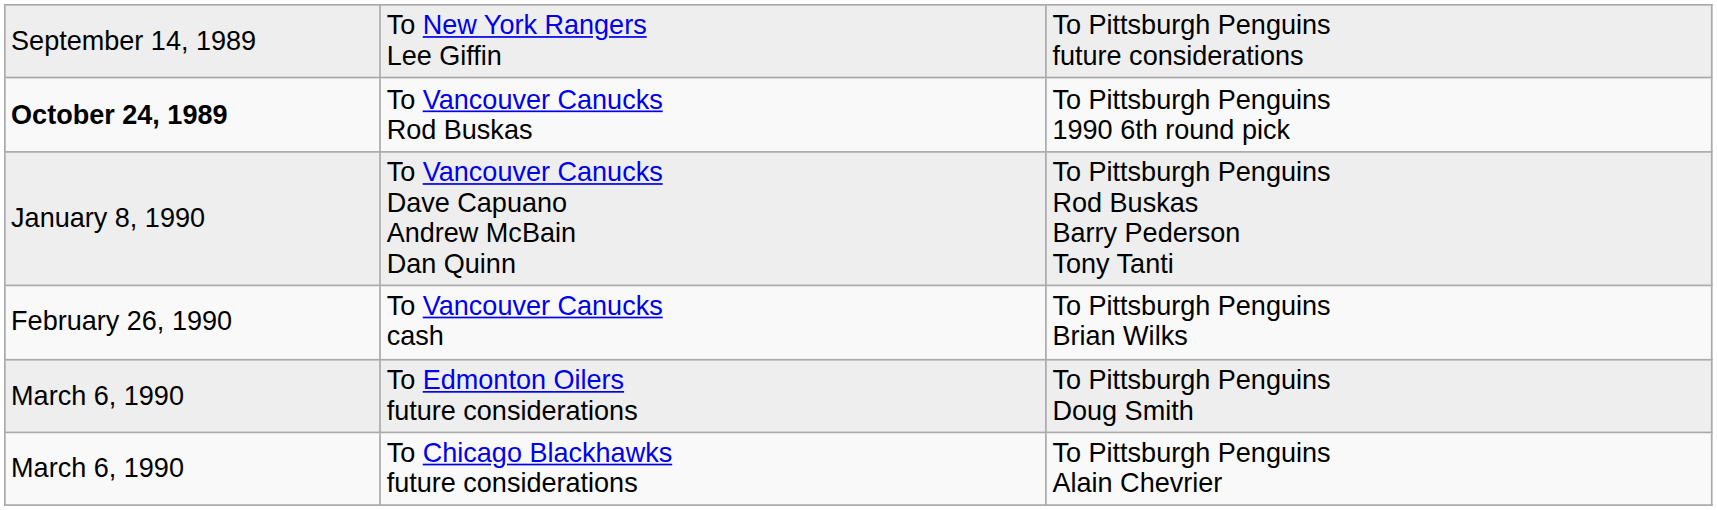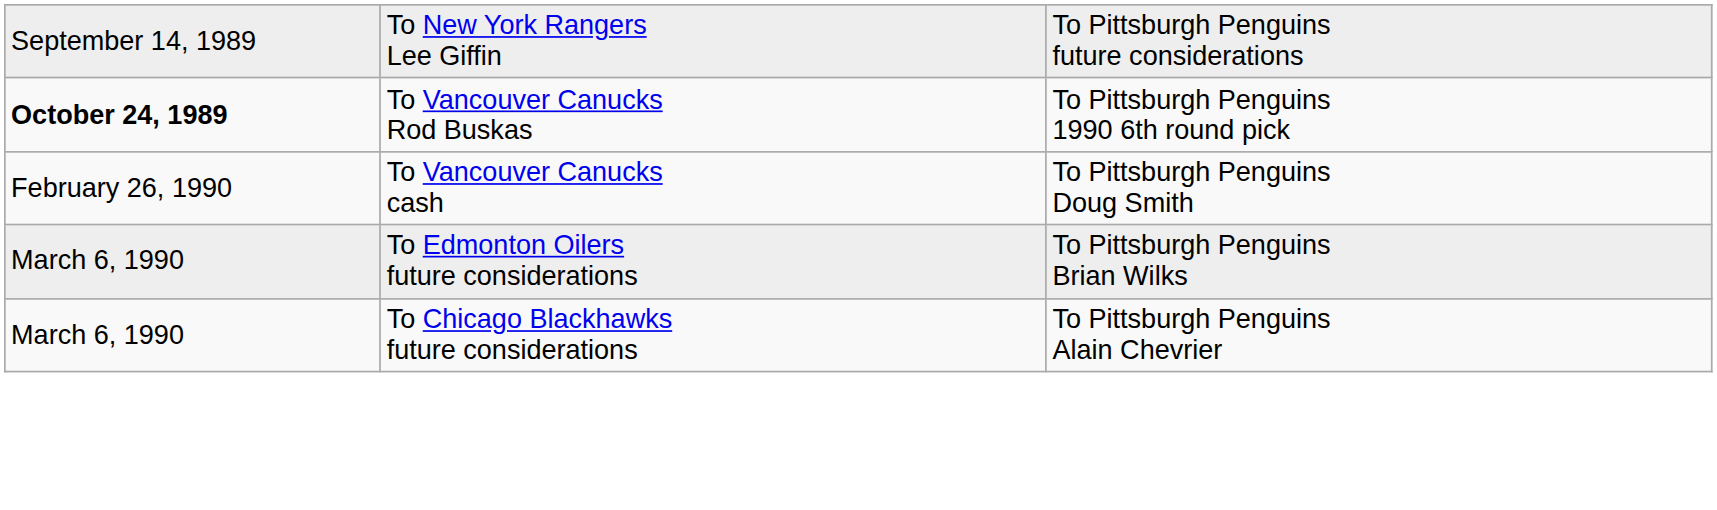- row: (525, 218)
(1192, 321) To Pittsburgh Penguins Brian Wilks -> (1192, 187) To Pittsburgh Penguins Doug Smith
(1192, 395) To Pittsburgh Penguins Doug Smith -> (1192, 261) To Pittsburgh Penguins Brian Wilks
